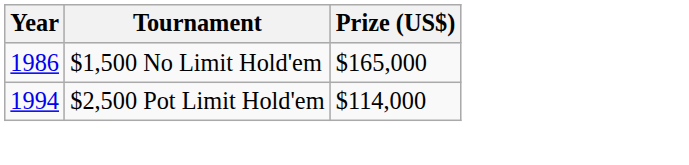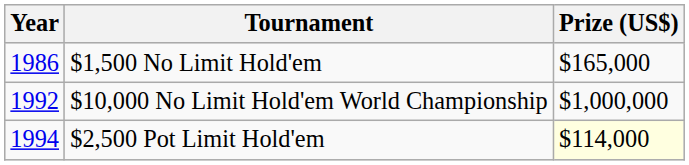+ row: (309, 100)
(381, 100) no background -> (604, 139) lightyellow background
